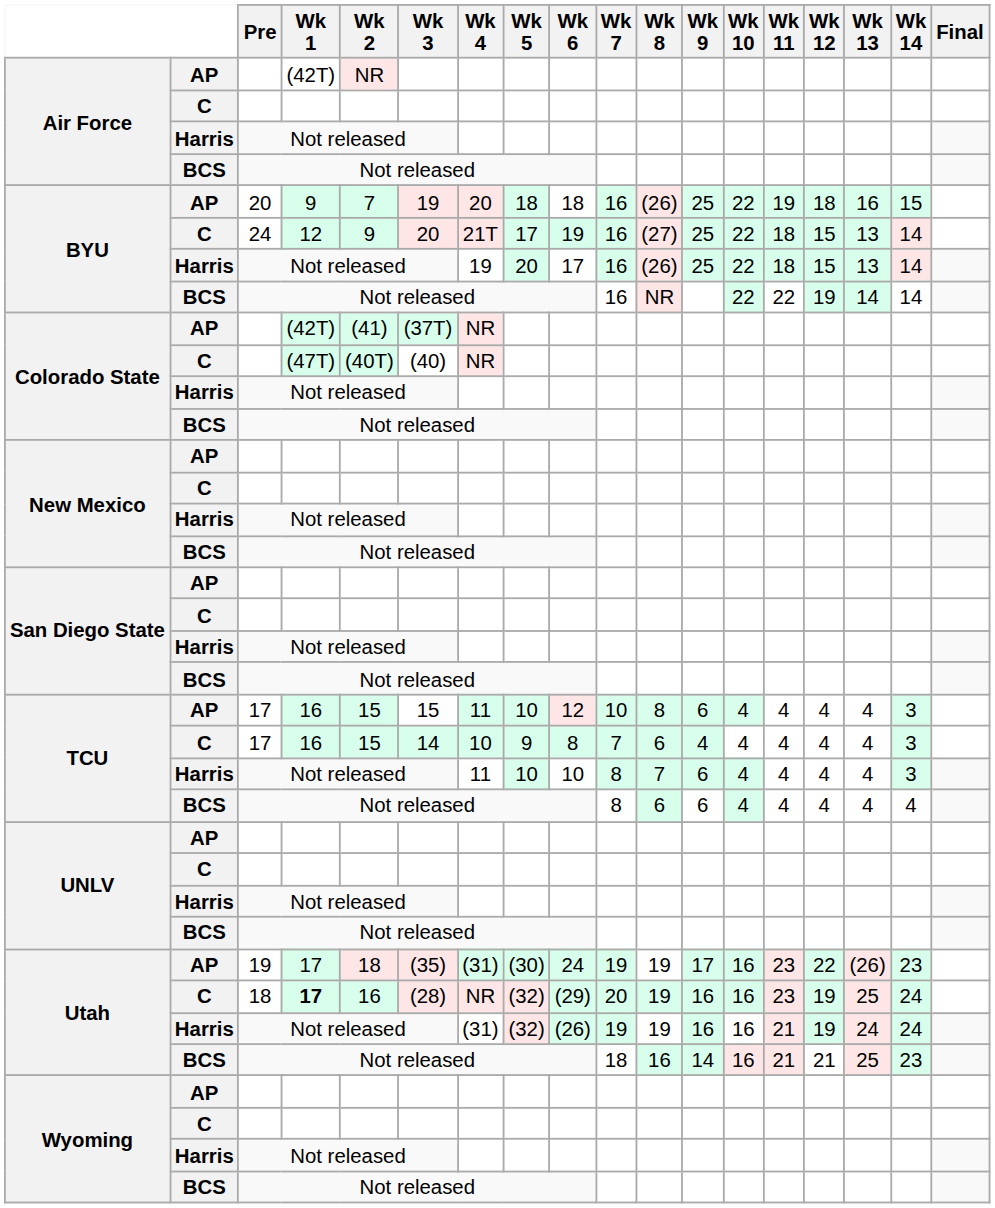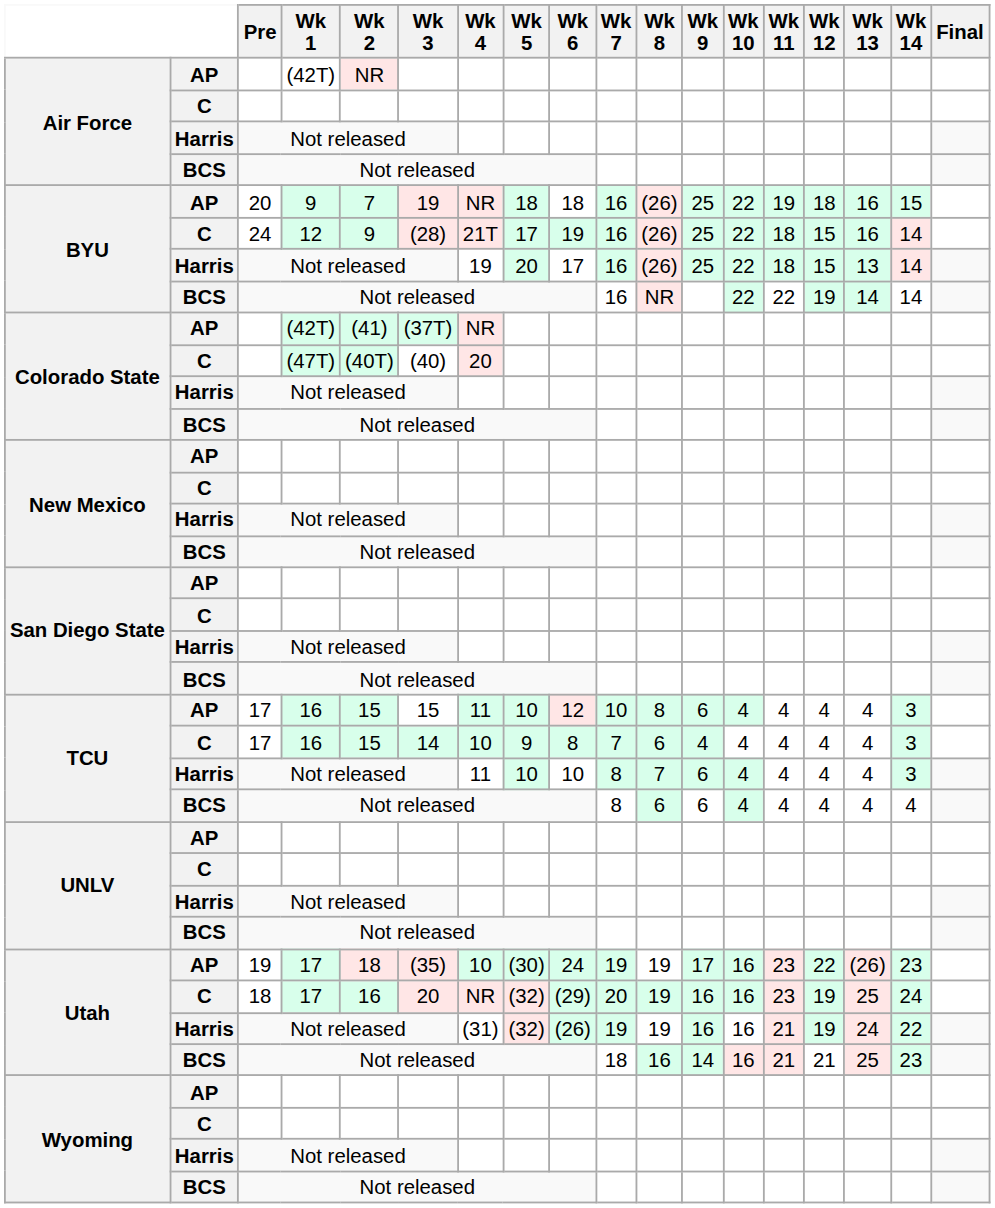(480, 202) 20 -> (480, 202) NR
(428, 234) 20 -> (428, 234) (28)
(659, 234) (27) -> (659, 234) (26)
(868, 234) 13 -> (868, 234) 16
(480, 361) NR -> (480, 361) 20
(480, 965) (31) -> (480, 965) 10
(311, 997) bold -> (311, 997) normal
(428, 997) (28) -> (428, 997) 20
(911, 1028) 24 -> (911, 1028) 22
